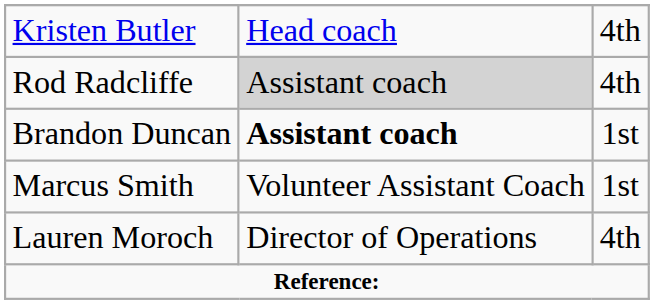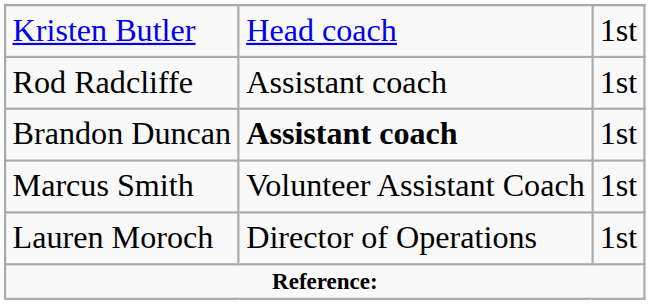(620, 30) 4th -> (618, 30) 1st
(347, 81) lightgrey background -> (347, 81) no background
(620, 81) 4th -> (618, 81) 1st
(620, 237) 4th -> (618, 237) 1st
